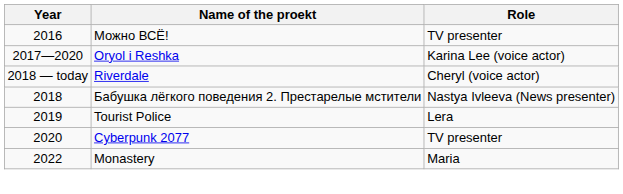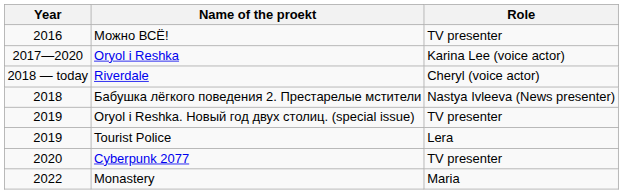+ row: (254, 117)
